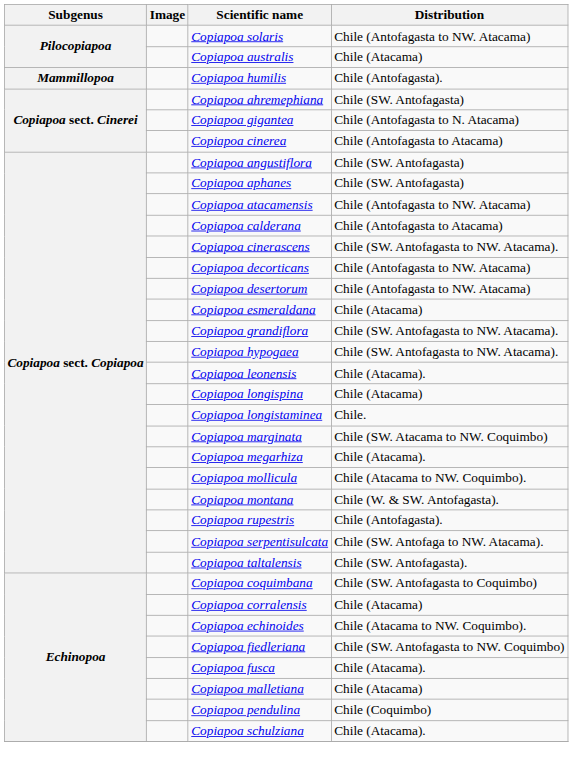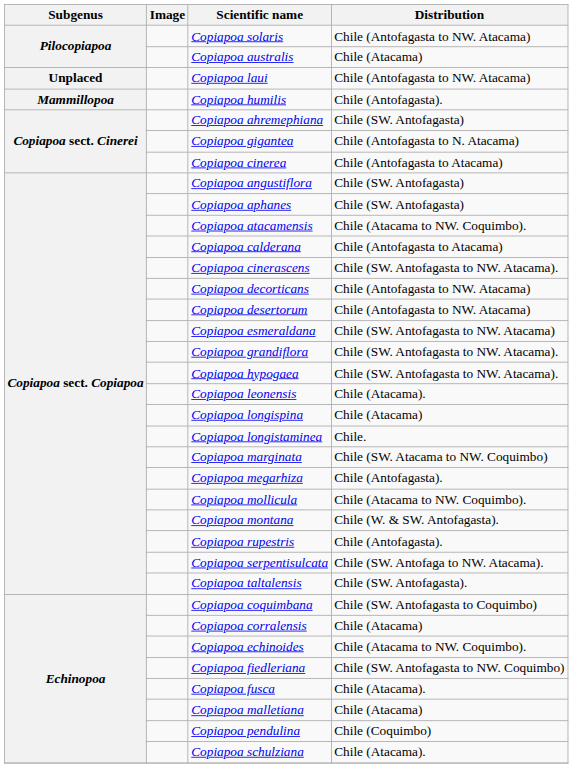+ row: (229, 78)
(432, 204) Chile (Antofagasta to NW. Atacama) -> (430, 225) Chile (Atacama to NW. Coquimbo).
(378, 309) Chile (Atacama) -> (445, 330) Chile (SW. Antofagasta to NW. Atacama)
(380, 457) Chile (Atacama). -> (388, 478) Chile (Antofagasta).
